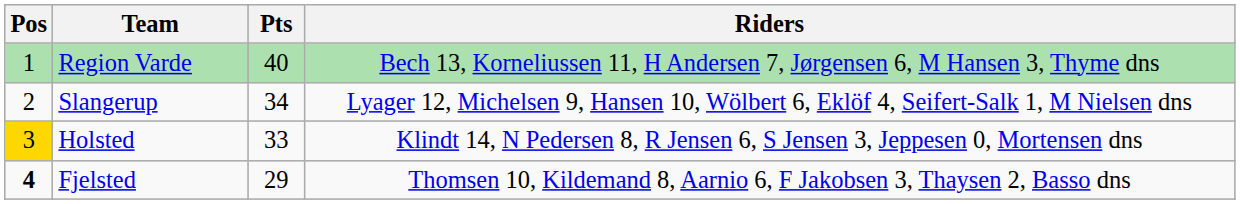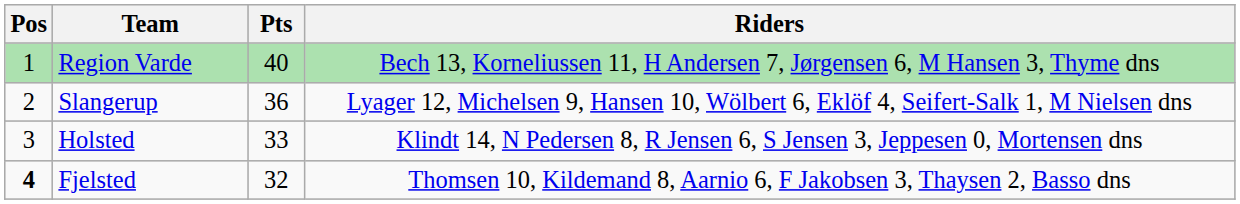(276, 101) 34 -> (276, 101) 36
(29, 140) gold background -> (29, 140) no background
(276, 179) 29 -> (276, 179) 32
